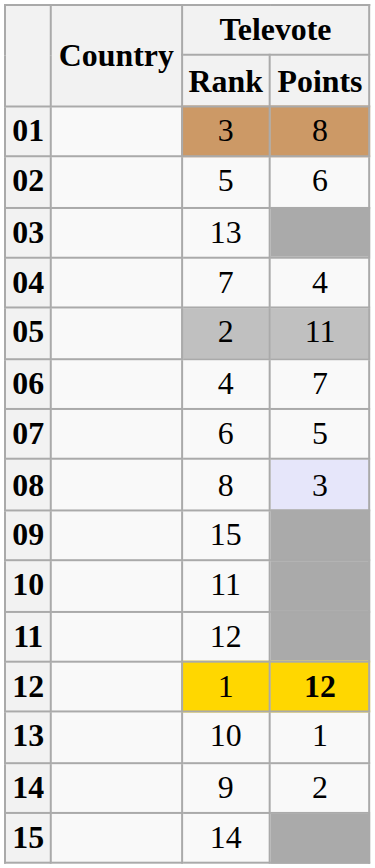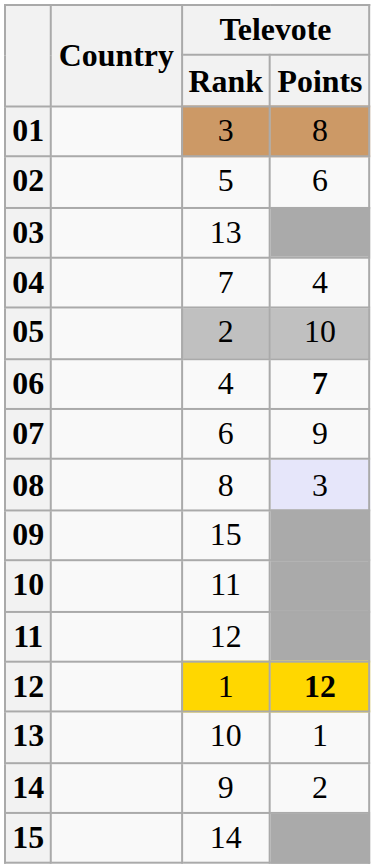(320, 332) 11 -> (320, 332) 10
(320, 383) normal -> (320, 383) bold
(320, 433) 5 -> (320, 433) 9
